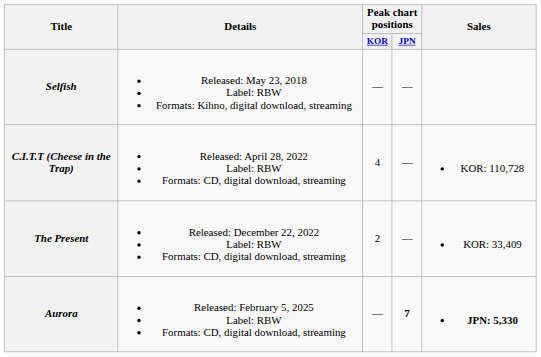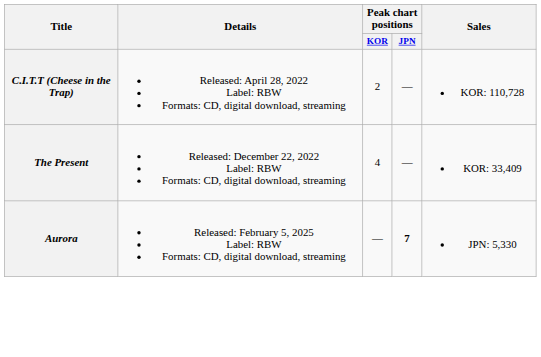- row: (61, 87)
(377, 162) 4 -> (377, 87) 2
(377, 238) 2 -> (377, 162) 4
(479, 320) bold -> (479, 245) normal
